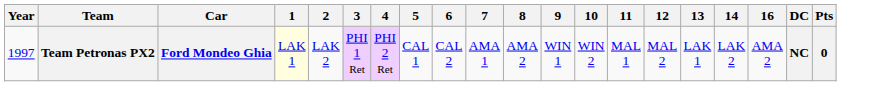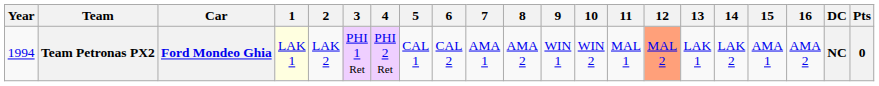+ column: (767, 15)
(21, 53) 1997 -> (21, 53) 1994
(662, 53) no background -> (662, 53) lightsalmon background
